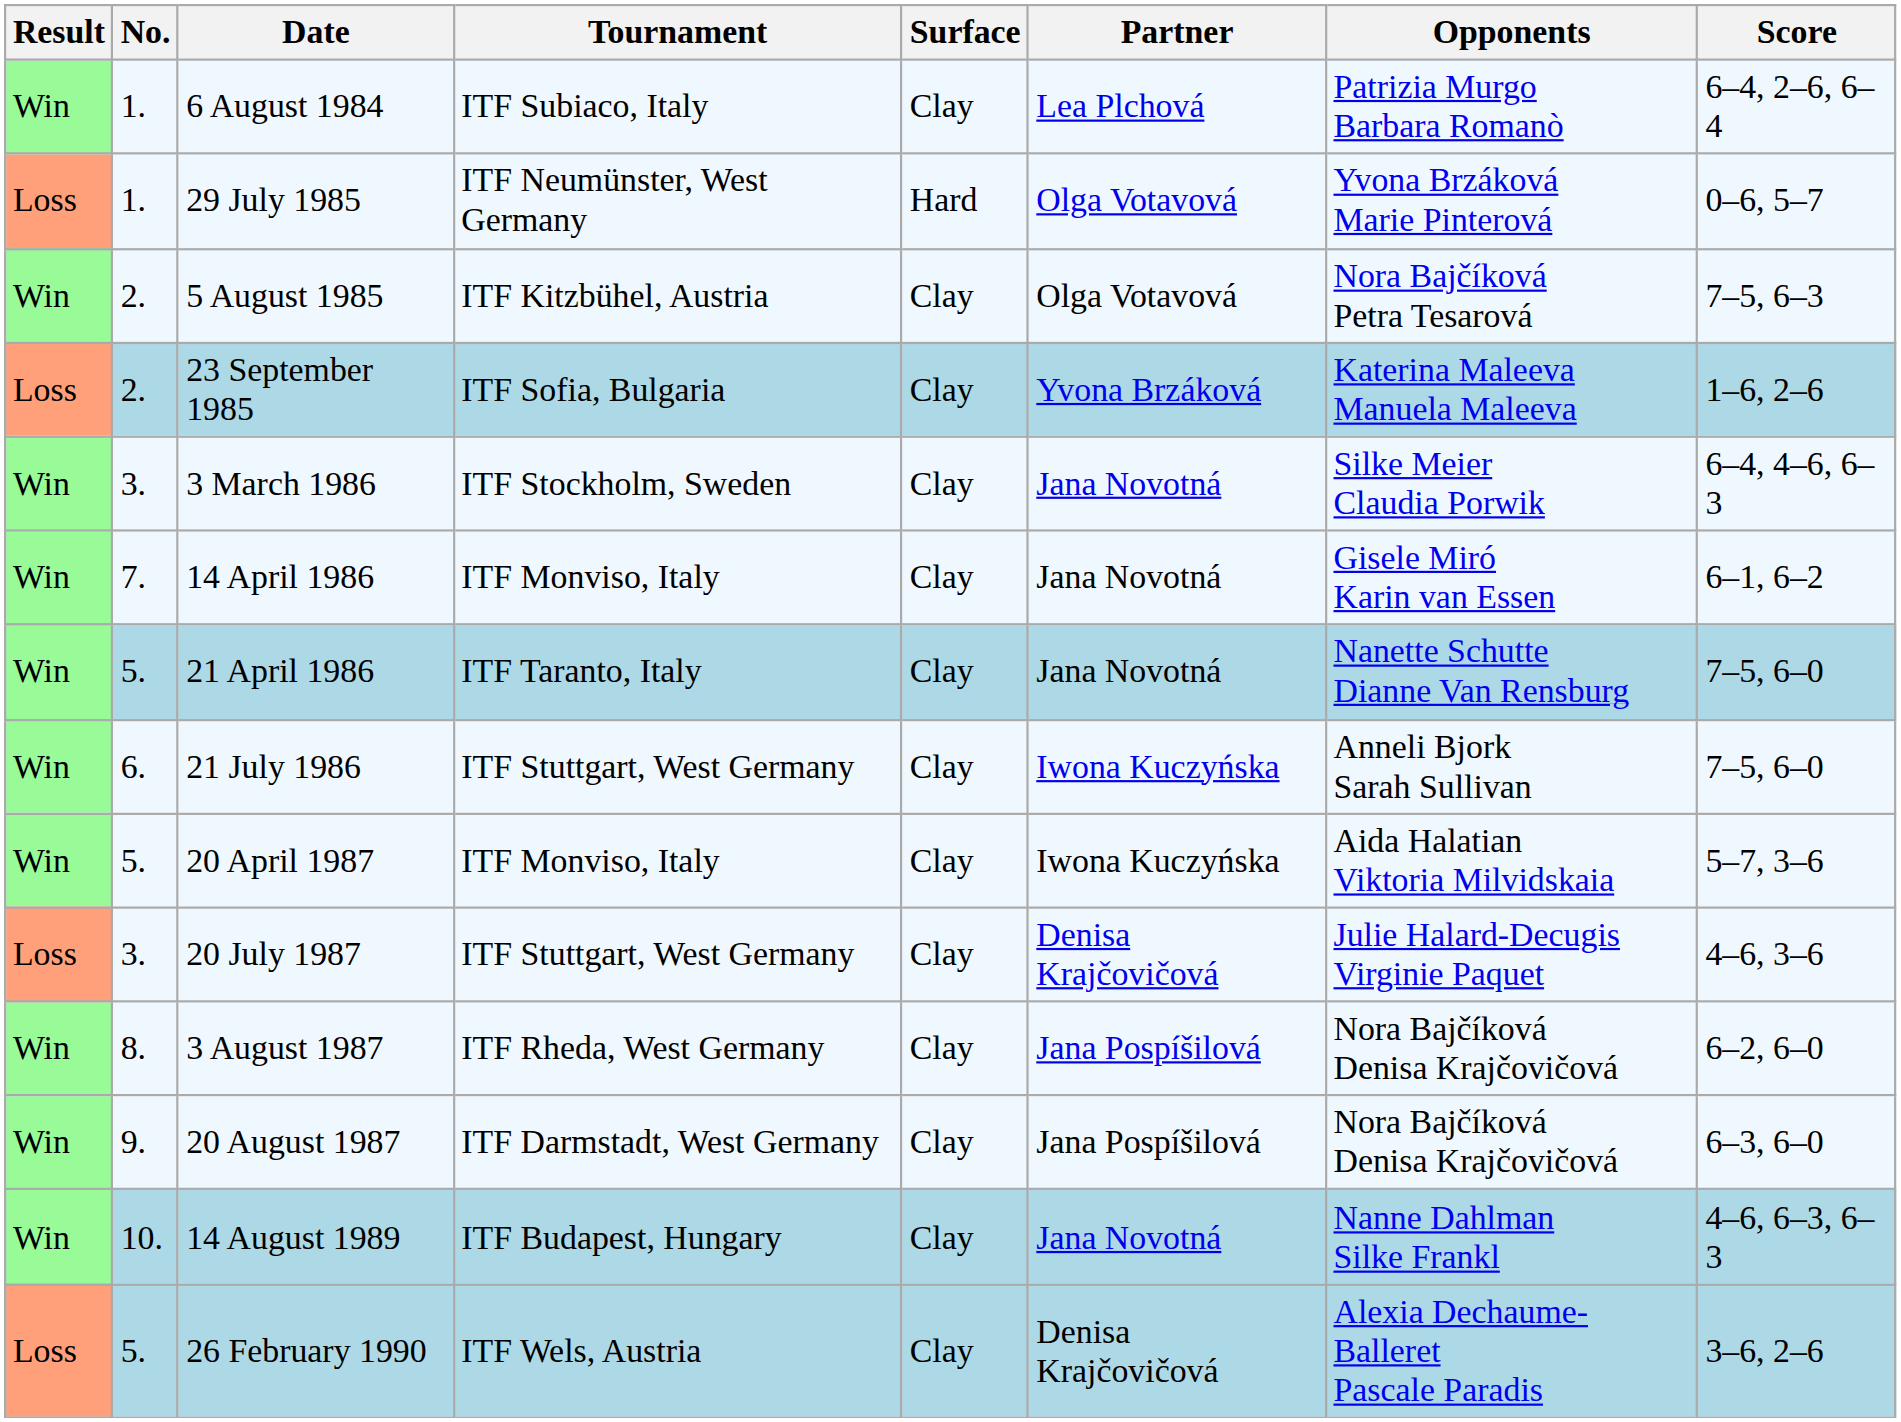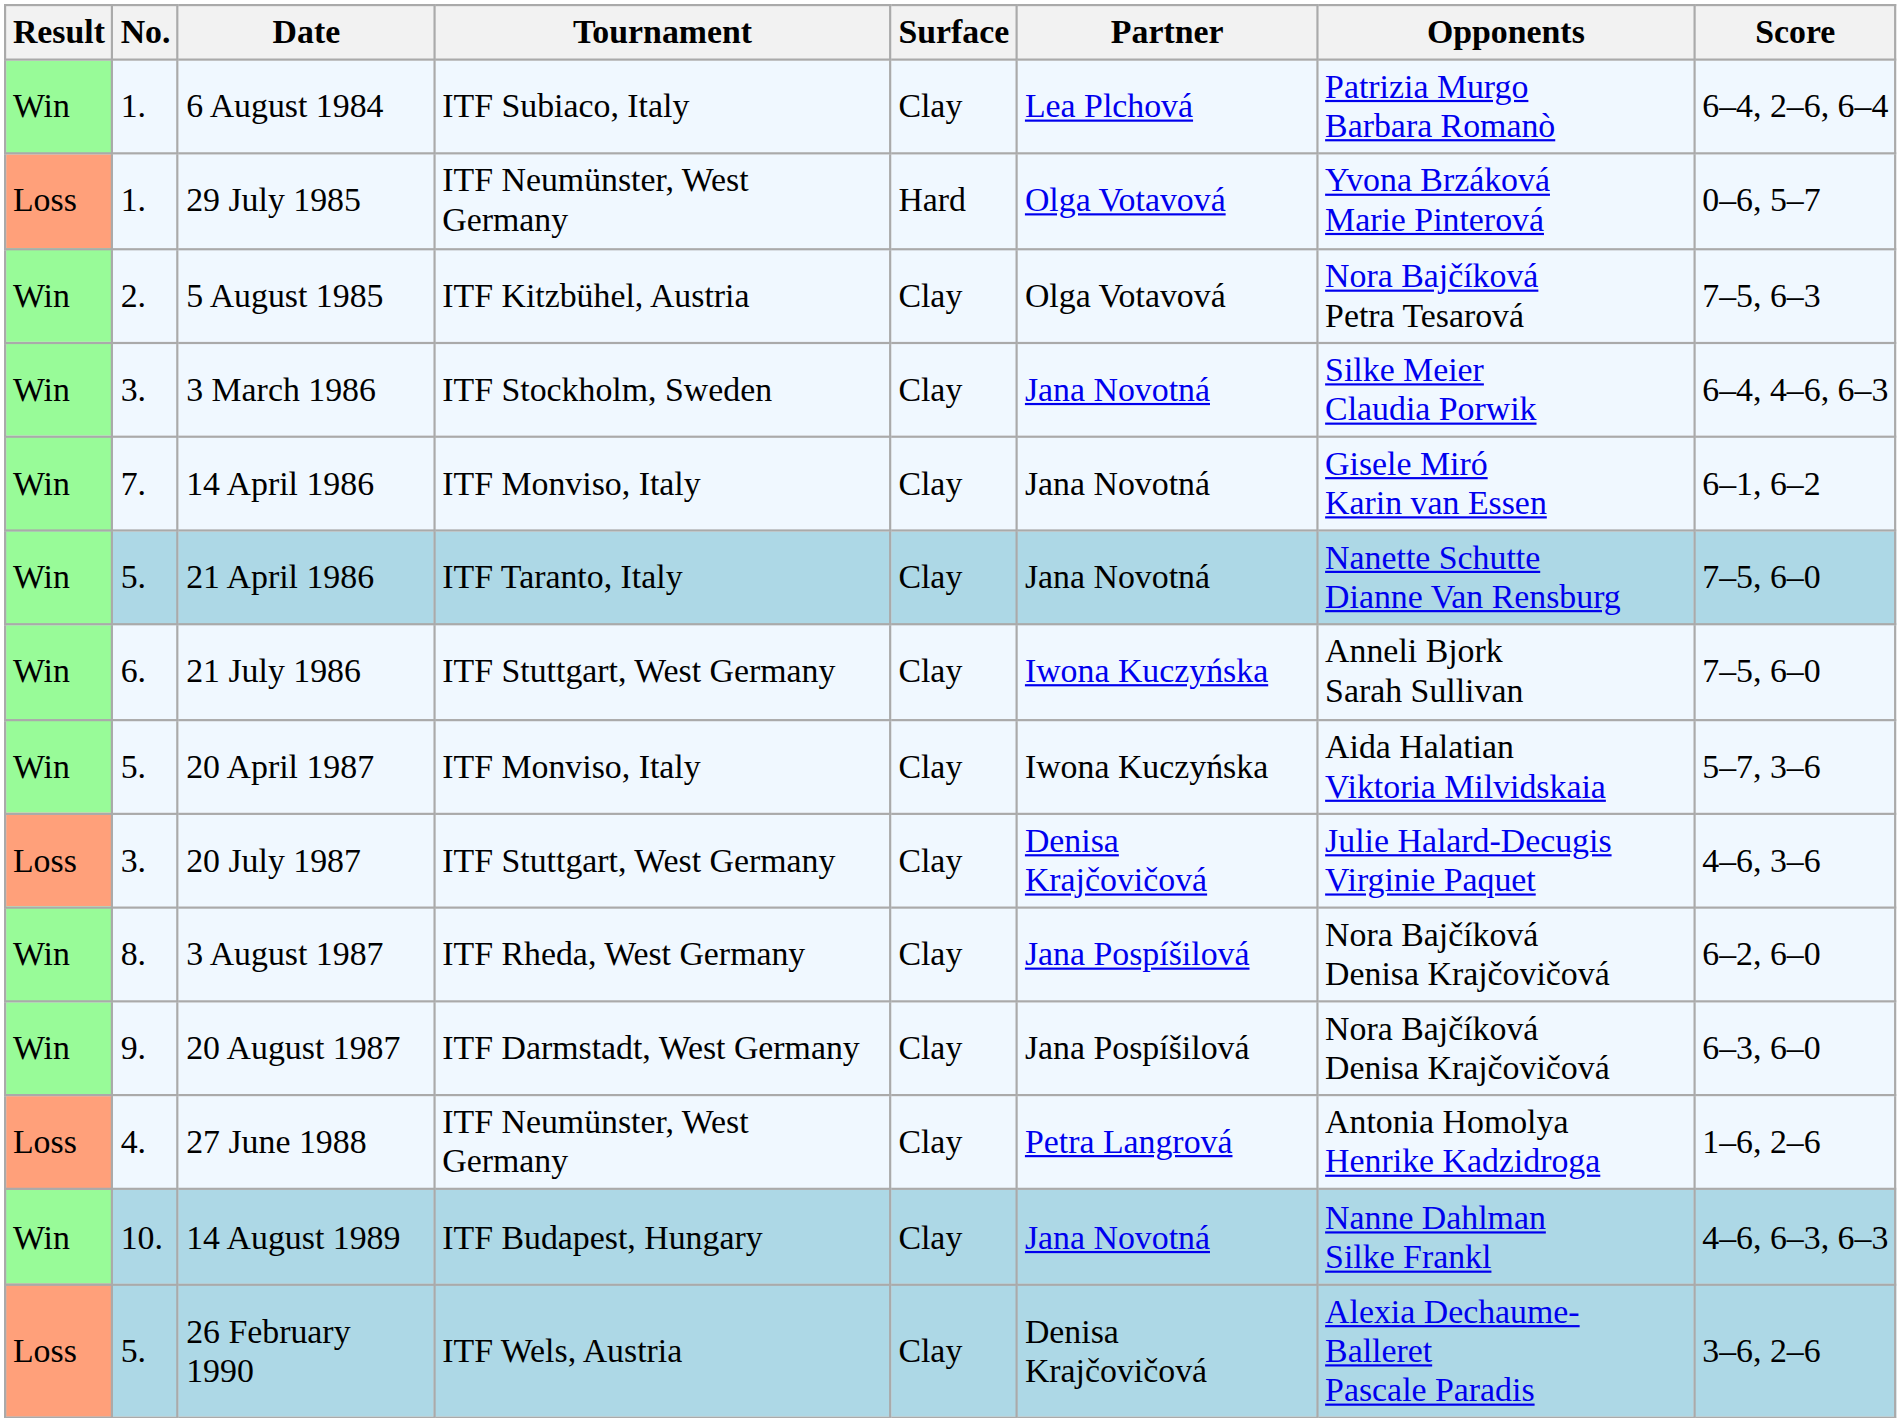- row: (280, 388)
+ row: (276, 1141)
